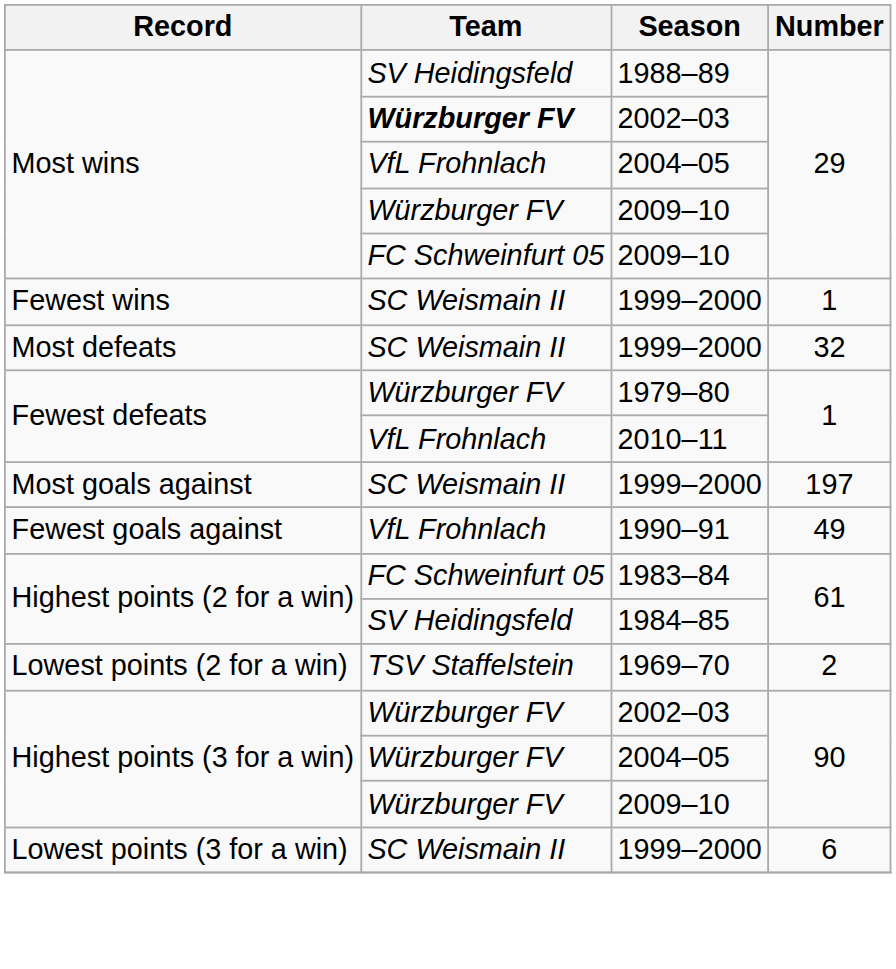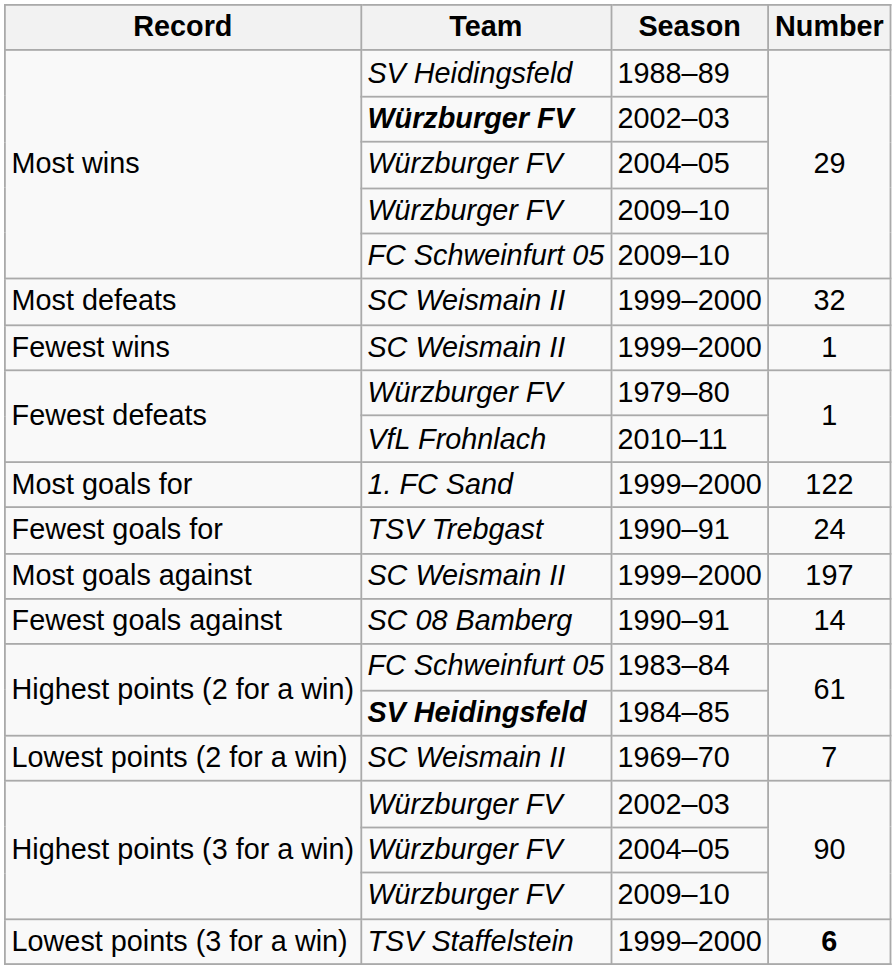(457, 164) VfL Frohnlach -> (465, 164) Würzburger FV
rows swapped: (91, 301) <-> (94, 347)
+ row: (102, 484)
+ row: (117, 529)
(457, 529) VfL Frohnlach -> (470, 621) SC 08 Bamberg
(829, 529) 49 -> (829, 621) 14
(470, 621) normal -> (477, 712) bold
(471, 666) TSV Staffelstein -> (466, 758) SC Weismain II
(829, 666) 2 -> (829, 758) 7
(466, 849) SC Weismain II -> (471, 940) TSV Staffelstein
(829, 849) normal -> (829, 940) bold
